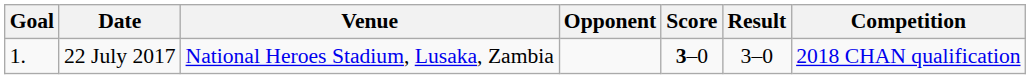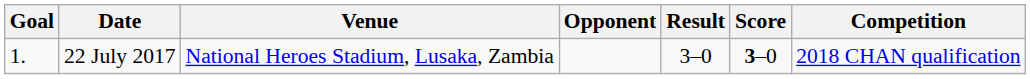columns swapped: (692, 21) <-> (757, 21)
